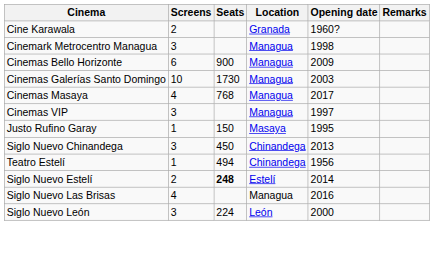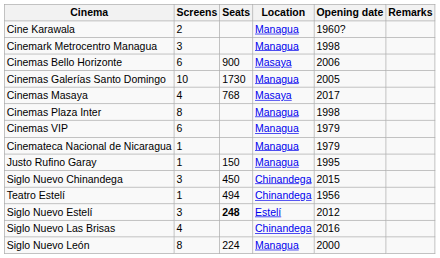(270, 29) Granada -> (277, 29) Managua
(271, 63) Managua -> (273, 63) Masaya
(322, 63) 2009 -> (328, 63) 2006
(322, 79) 2003 -> (328, 79) 2005
(271, 96) Managua -> (273, 96) Masaya
+ row: (54, 112)
(174, 112) 3 -> (179, 129) 6
(322, 112) 1997 -> (328, 129) 1979
+ row: (89, 146)
(268, 129) Masaya -> (277, 162) Managua
(322, 146) 2013 -> (328, 179) 2015
(174, 179) 2 -> (179, 212) 3
(322, 179) 2014 -> (328, 212) 2012
(271, 195) Managua -> (283, 229) Chinandega
(174, 212) 3 -> (179, 245) 8
(261, 212) León -> (277, 245) Managua
